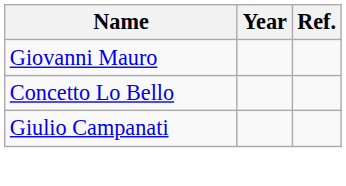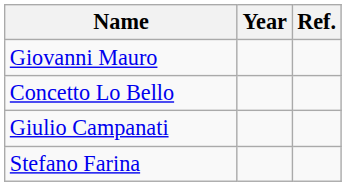+ row: (75, 163)
